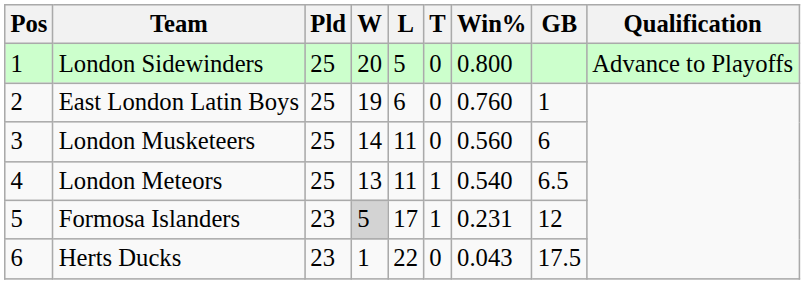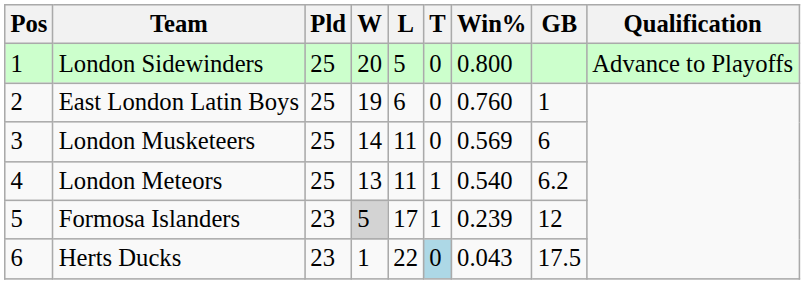(485, 141) 0.560 -> (485, 141) 0.569
(553, 180) 6.5 -> (553, 180) 6.2
(485, 219) 0.231 -> (485, 219) 0.239
(435, 258) no background -> (435, 258) lightblue background
